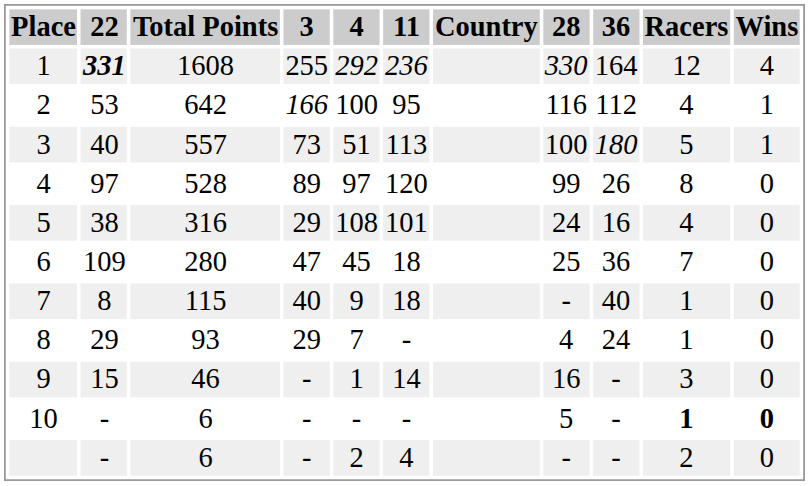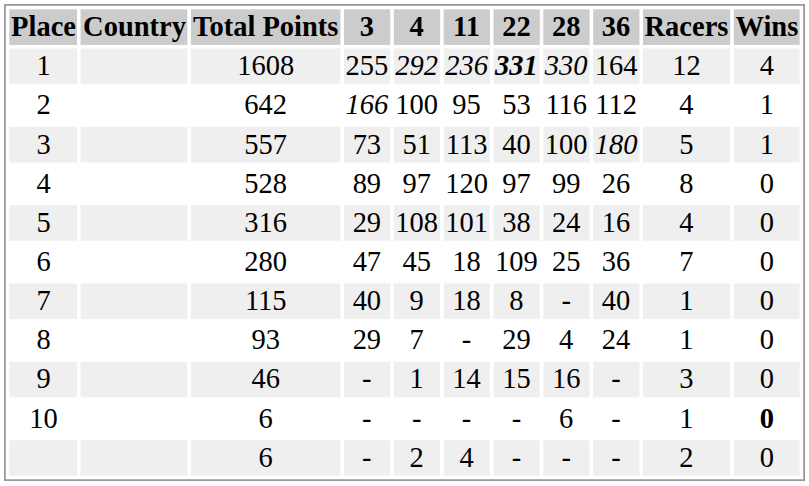columns swapped: (486, 26) <-> (104, 26)
(566, 418) 5 -> (566, 418) 6
(686, 418) bold -> (686, 418) normal
